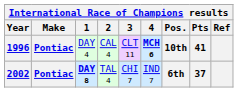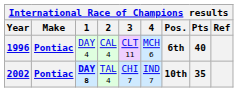(151, 48) bold -> (151, 48) normal
(176, 48) 10th -> (176, 48) 6th
(200, 48) 41 -> (200, 48) 40
(176, 73) 6th -> (176, 73) 10th
(200, 73) 37 -> (200, 73) 35
